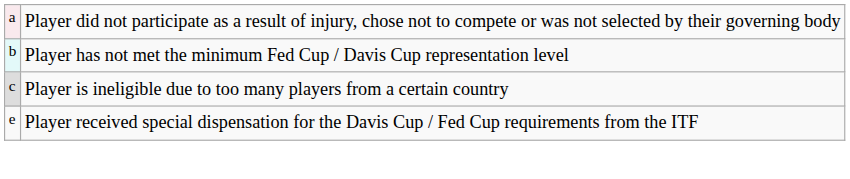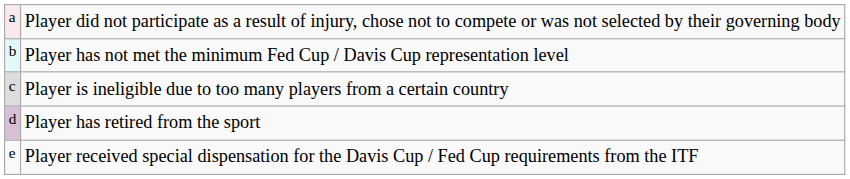+ row: (143, 123)
